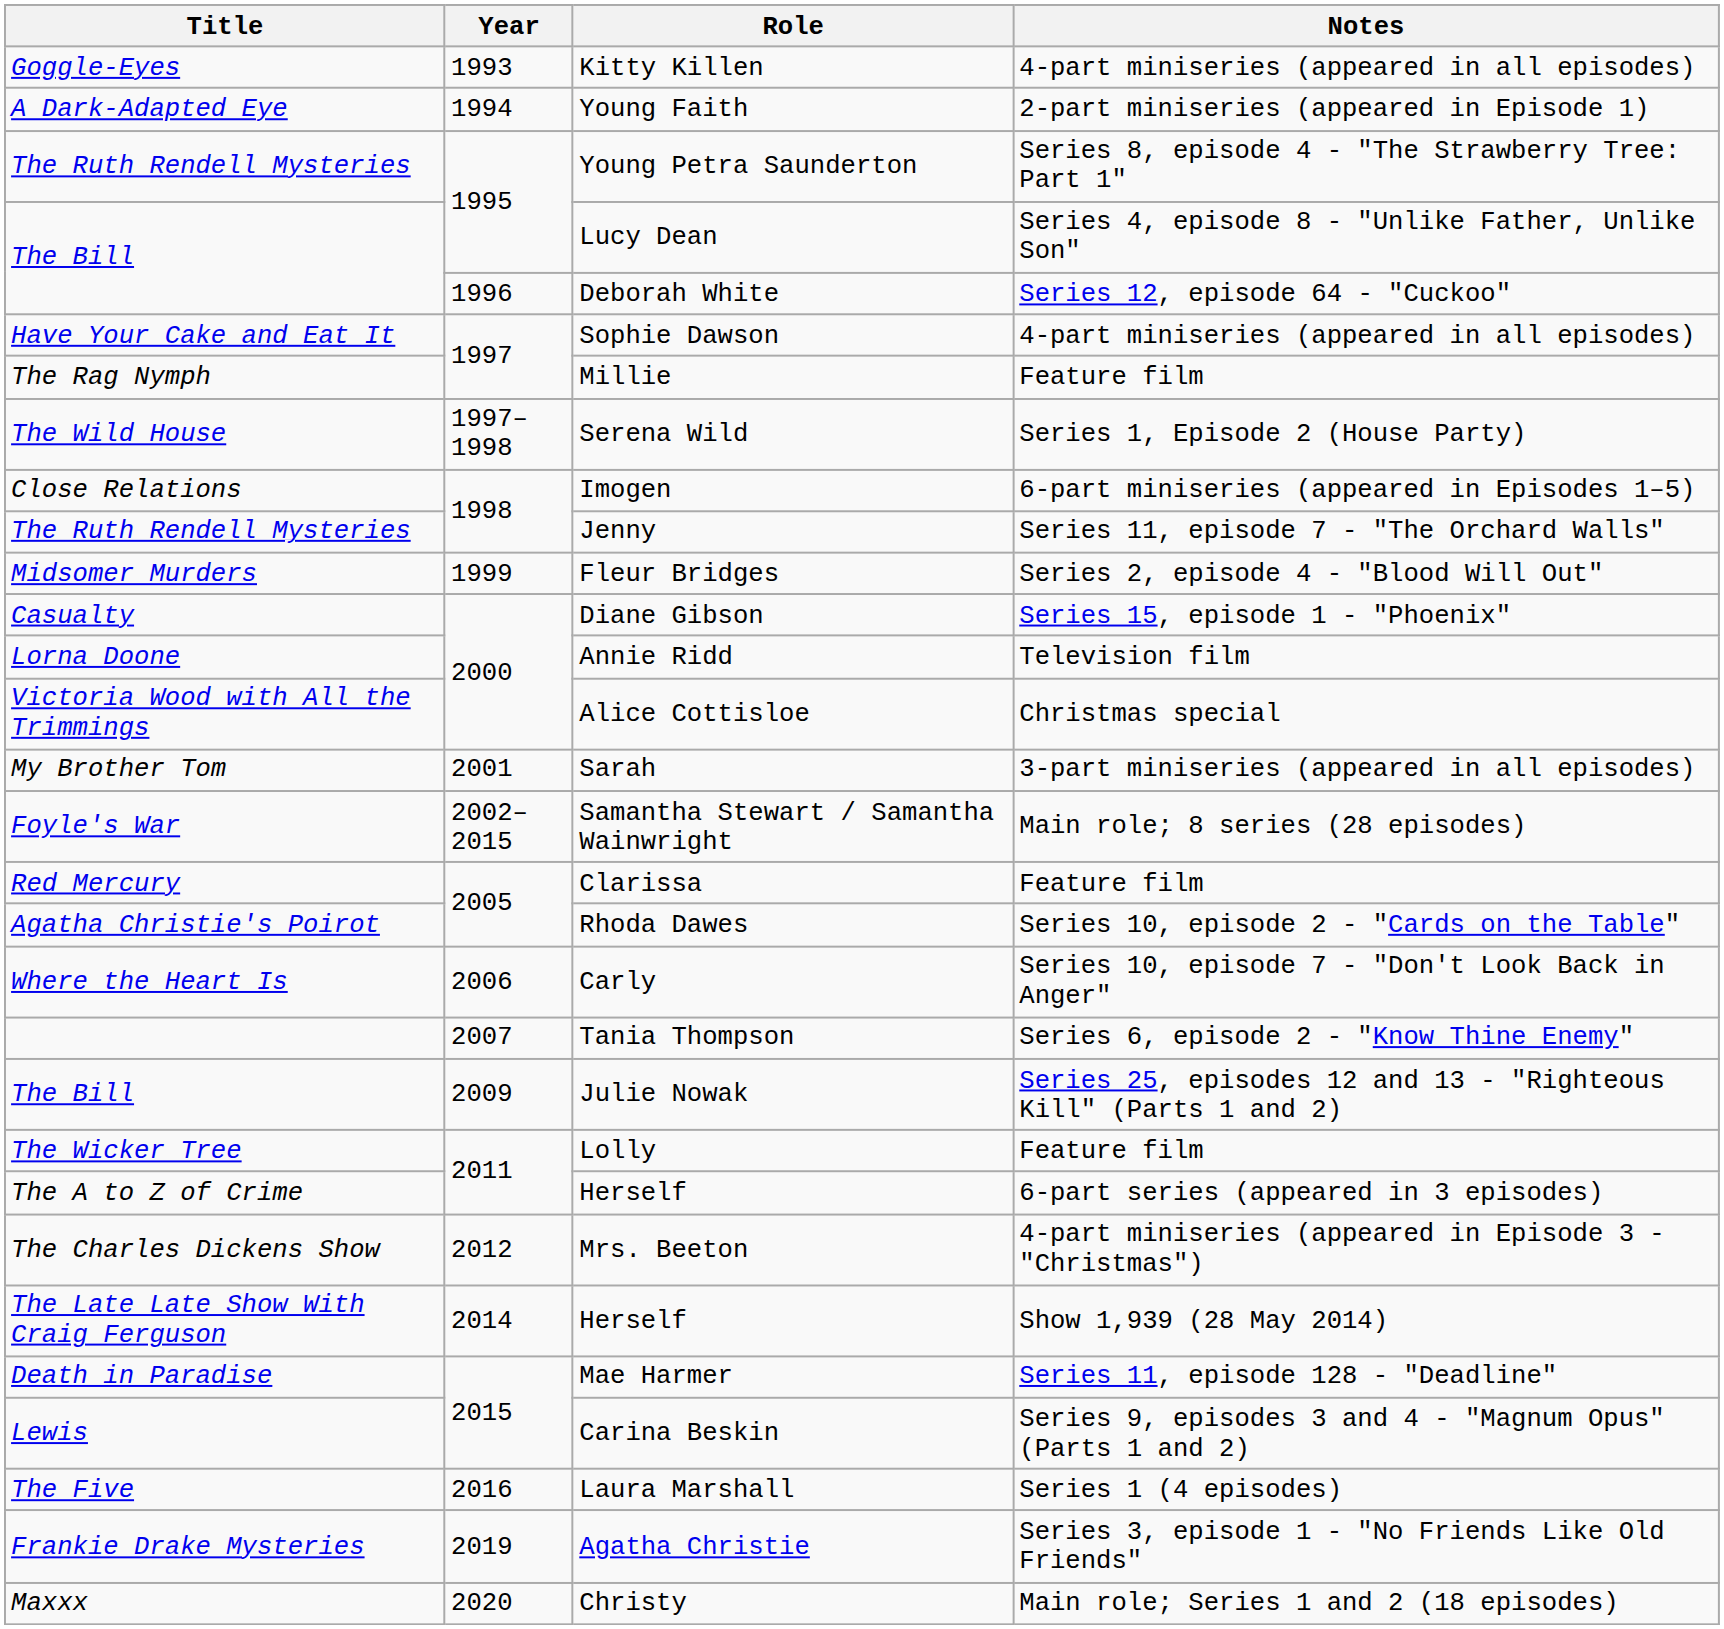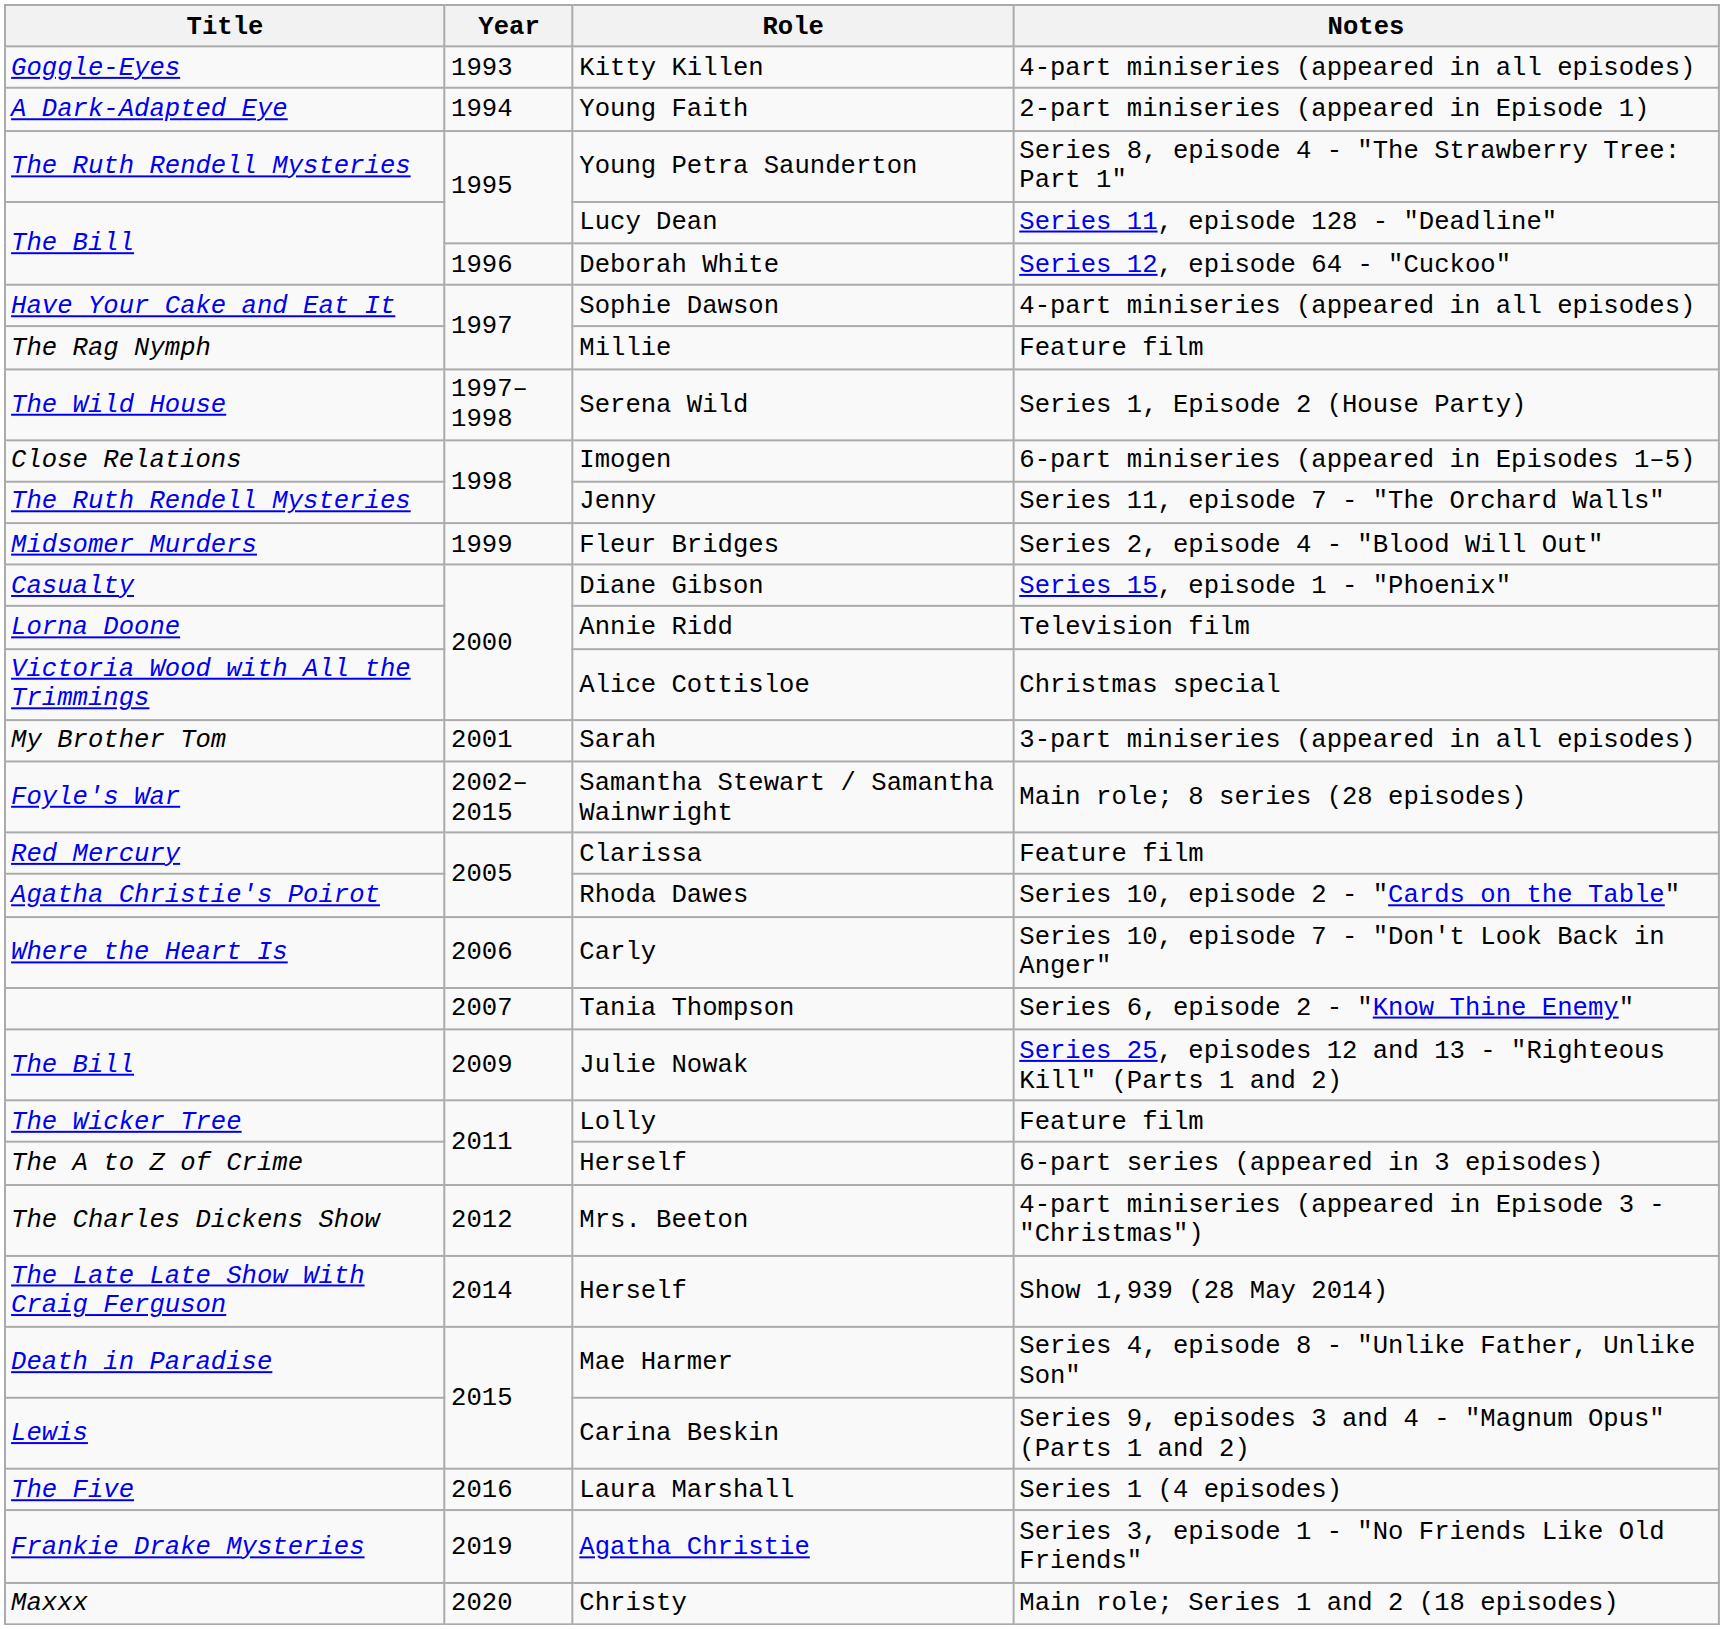(1357, 237) Series 4, episode 8 - "Unlike Father, Unlike Son" -> (1288, 222) Series 11, episode 128 - "Deadline"
(1288, 1377) Series 11, episode 128 - "Deadline" -> (1357, 1362) Series 4, episode 8 - "Unlike Father, Unlike Son"
